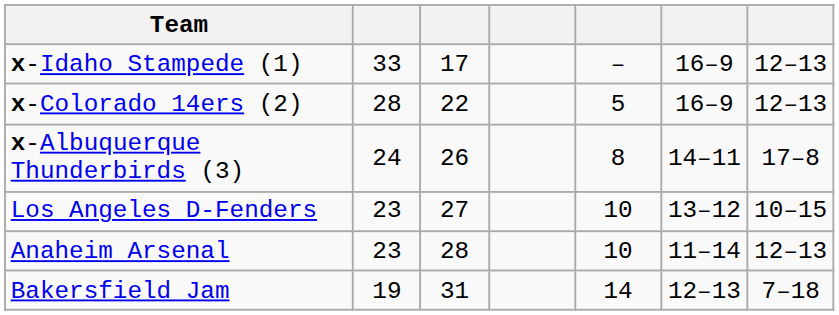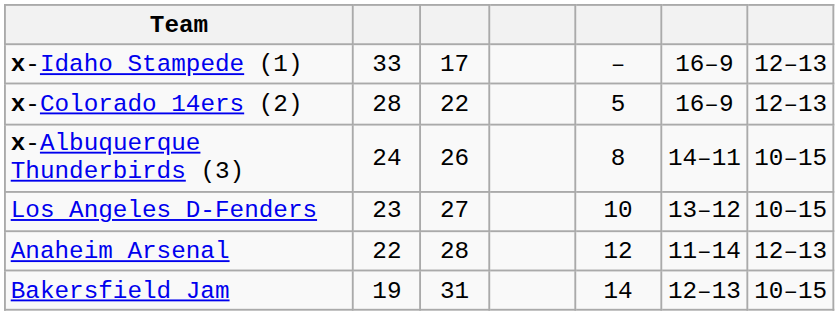(791, 158) 17–8 -> (791, 158) 10–15
(387, 251) 23 -> (387, 251) 22
(618, 251) 10 -> (618, 251) 12
(791, 291) 7–18 -> (791, 291) 10–15
